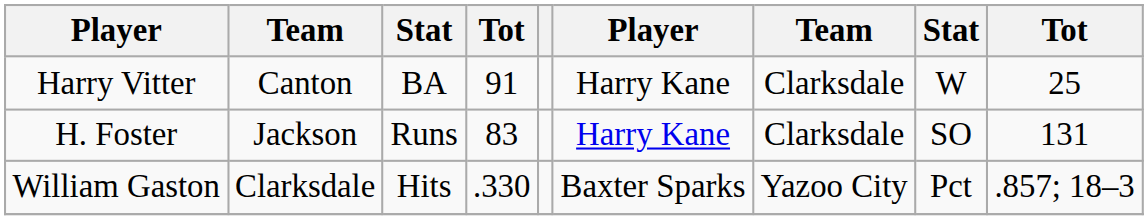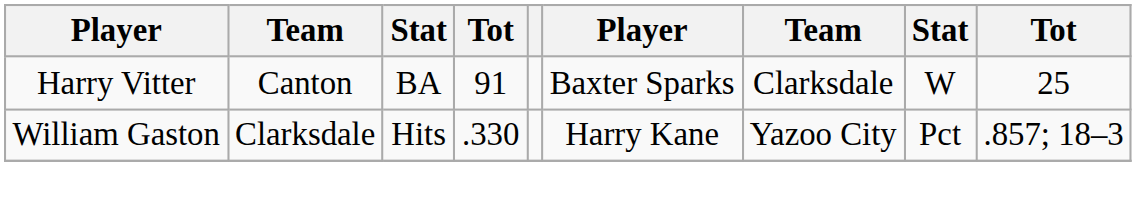(653, 82) Harry Kane -> (642, 82) Baxter Sparks
- row: (116, 134)
(653, 186) Baxter Sparks -> (642, 134) Harry Kane
